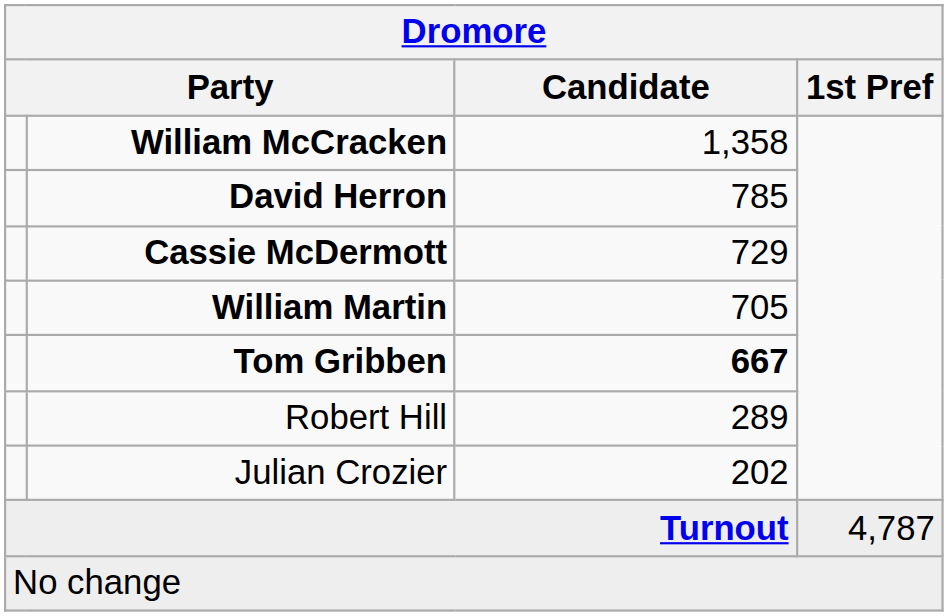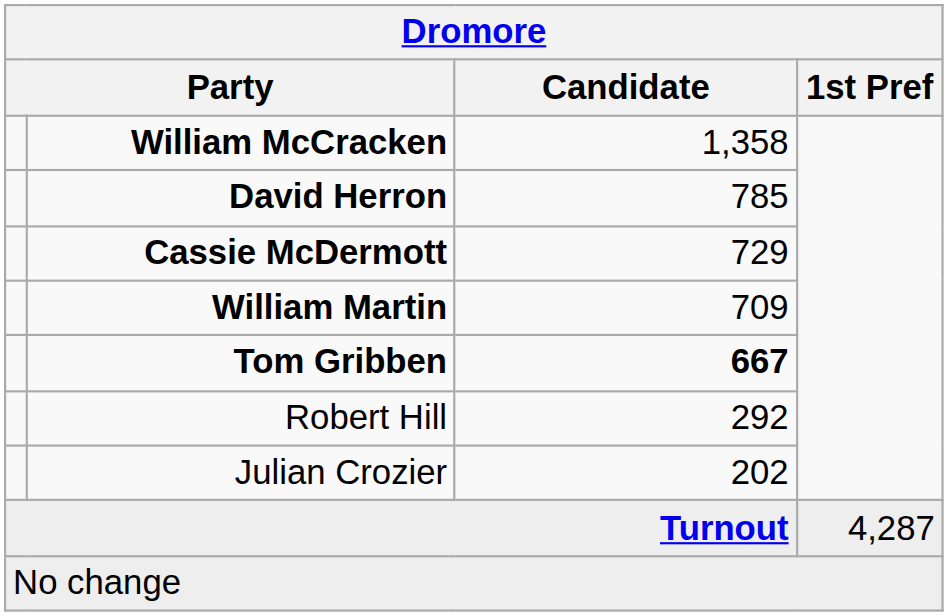(760, 307) 705 -> (760, 307) 709
(760, 417) 289 -> (760, 417) 292
(891, 527) 4,787 -> (891, 527) 4,287
